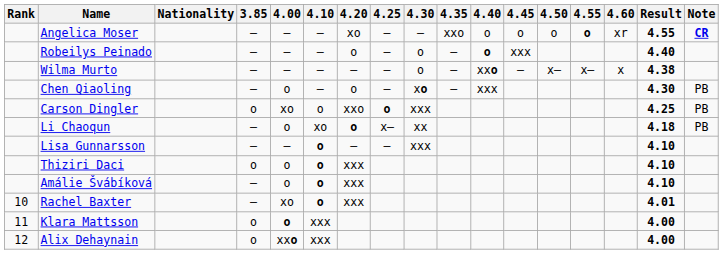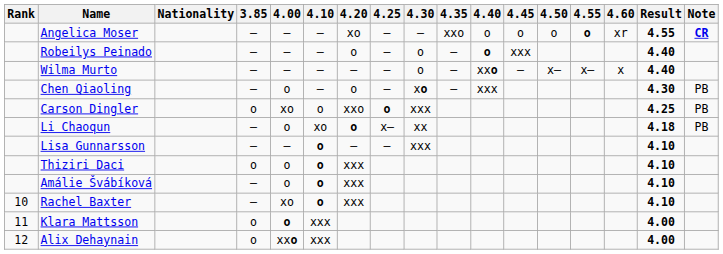(661, 70) 4.38 -> (661, 70) 4.40
(661, 202) 4.01 -> (661, 202) 4.10
